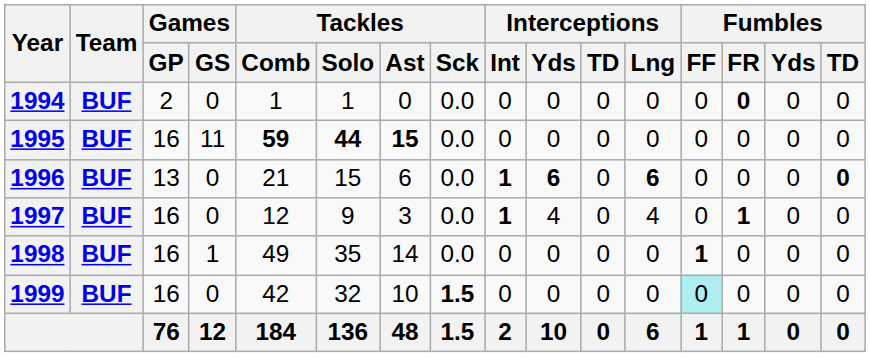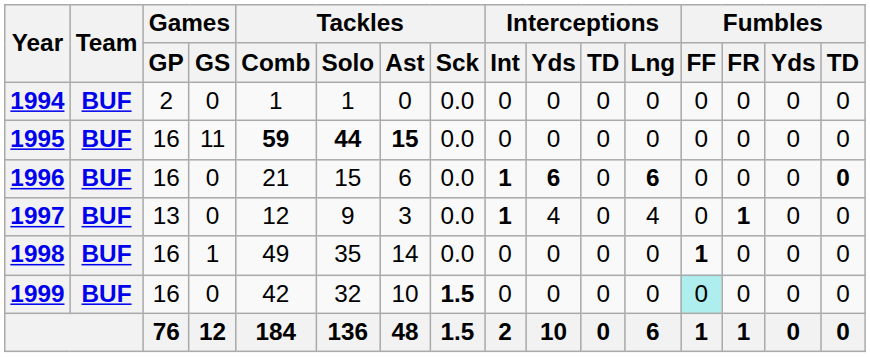(744, 100) bold -> (744, 100) normal
(166, 178) 13 -> (166, 178) 16
(166, 216) 16 -> (166, 216) 13
